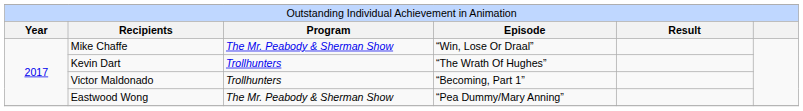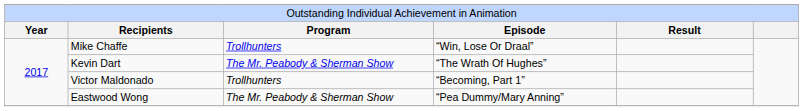(310, 47) The Mr. Peabody & Sherman Show -> (254, 47) Trollhunters
(254, 64) Trollhunters -> (310, 64) The Mr. Peabody & Sherman Show
